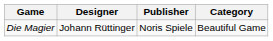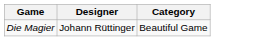- column: (166, 12)
